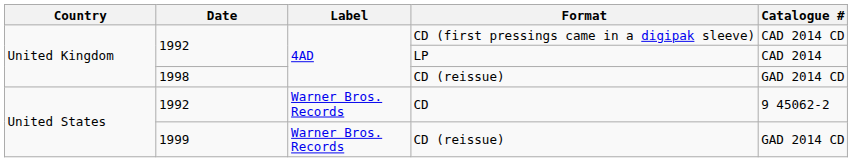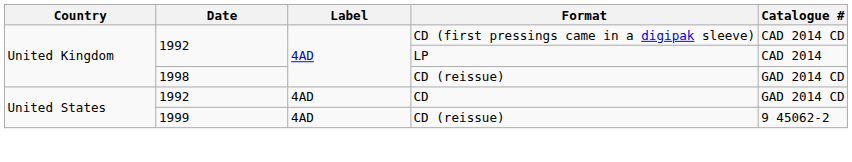(337, 104) Warner Bros. Records -> (302, 97) 4AD
(795, 104) 9 45062-2 -> (803, 97) GAD 2014 CD
(337, 139) Warner Bros. Records -> (302, 118) 4AD
(803, 139) GAD 2014 CD -> (795, 118) 9 45062-2
